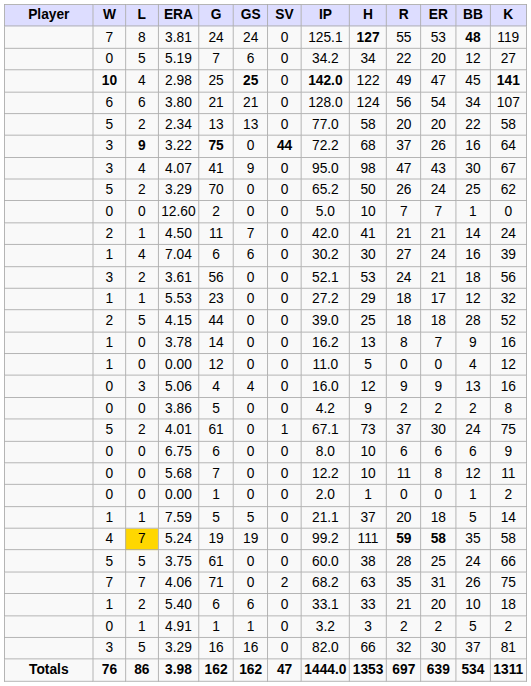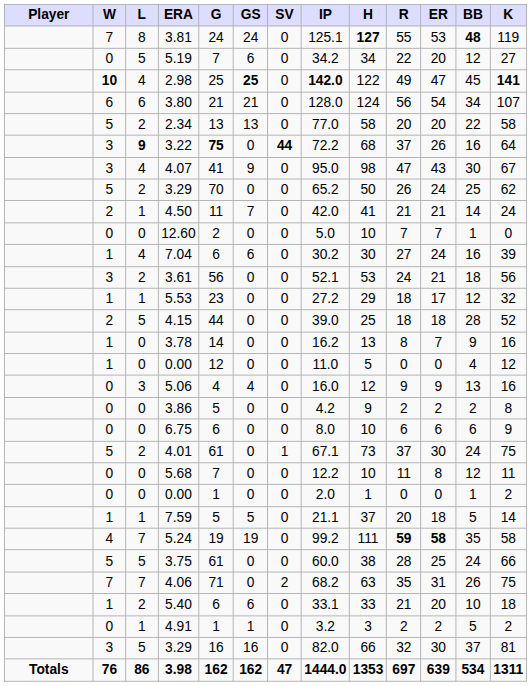rows swapped: (109, 211) <-> (109, 233)
rows swapped: (109, 430) <-> (109, 451)
(142, 539) gold background -> (142, 539) no background
